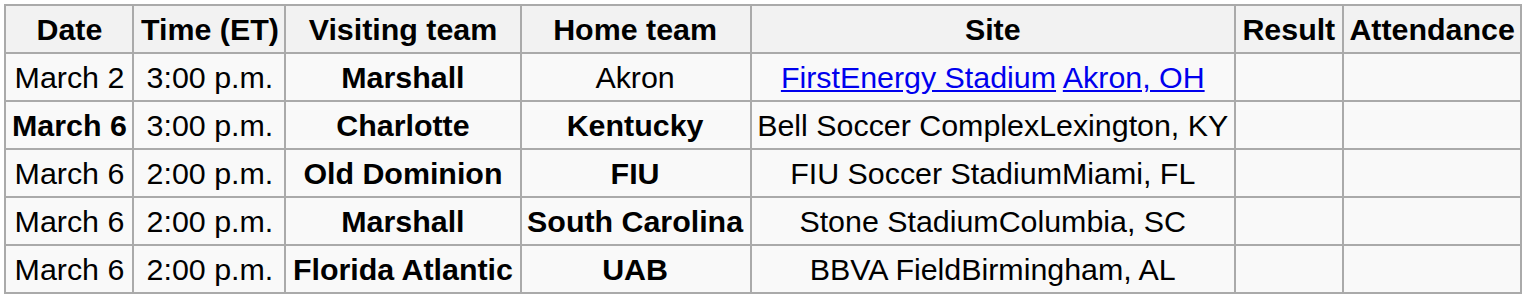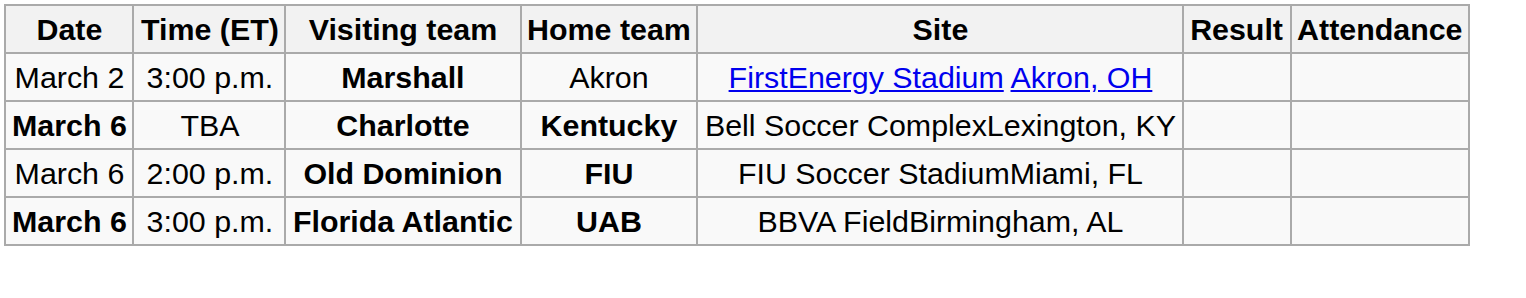(210, 126) 3:00 p.m. -> (210, 126) TBA
- row: (635, 222)
(69, 270) normal -> (69, 222) bold
(210, 270) 2:00 p.m. -> (210, 222) 3:00 p.m.
